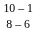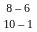rows swapped: (18, 7) <-> (18, 24)
